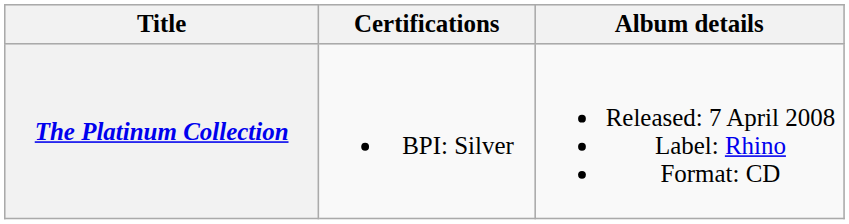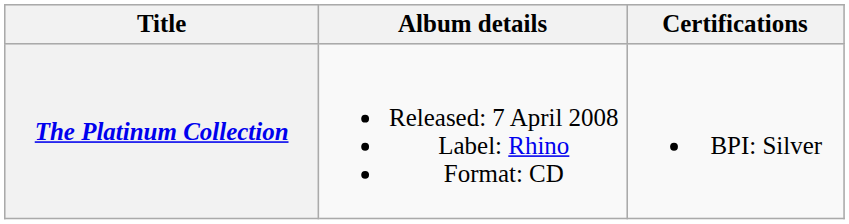columns swapped: (689, 24) <-> (427, 24)
